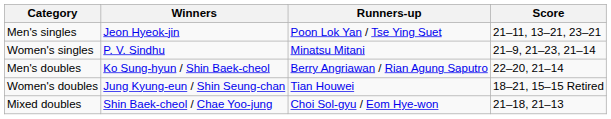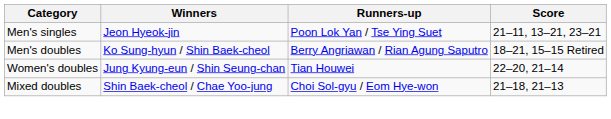- row: (50, 50)
(528, 68) 22–20, 21–14 -> (549, 50) 18–21, 15–15 Retired
(549, 86) 18–21, 15–15 Retired -> (528, 68) 22–20, 21–14
